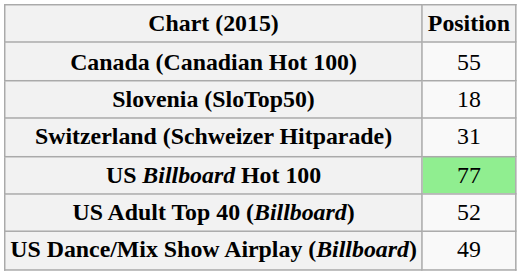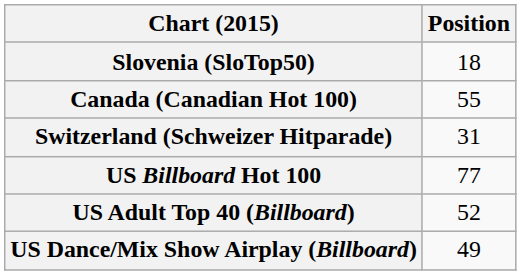rows swapped: (214, 61) <-> (214, 99)
(469, 174) lightgreen background -> (469, 174) no background
